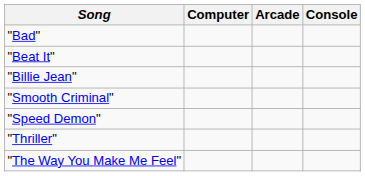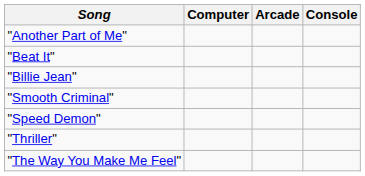+ row: (67, 35)
- row: (24, 35)
